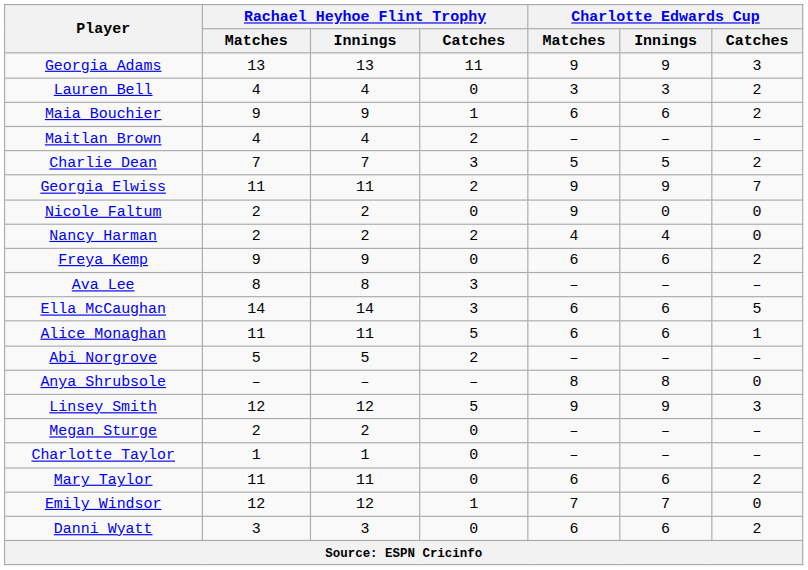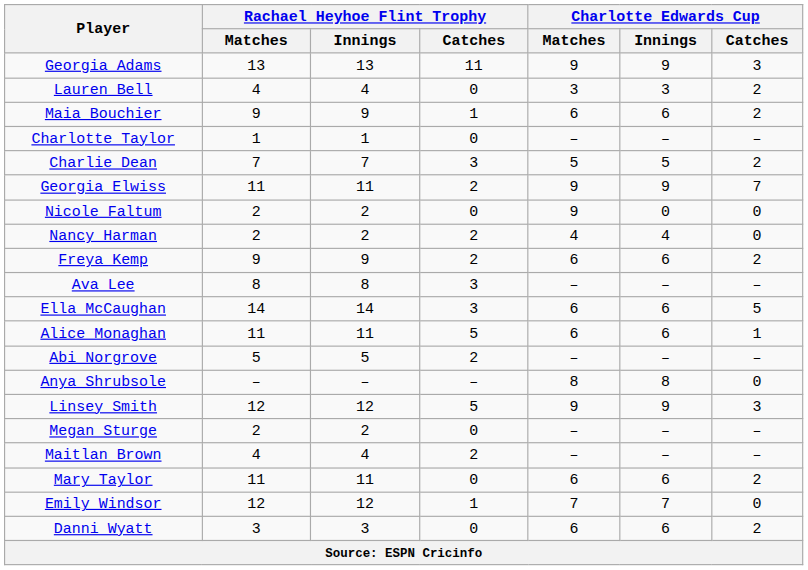rows swapped: (103, 139) <-> (103, 455)
(474, 260) 0 -> (474, 260) 2
